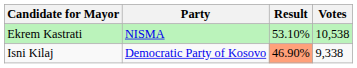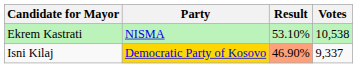(196, 53) no background -> (196, 53) gold background
(329, 53) 9,338 -> (329, 53) 9,337
